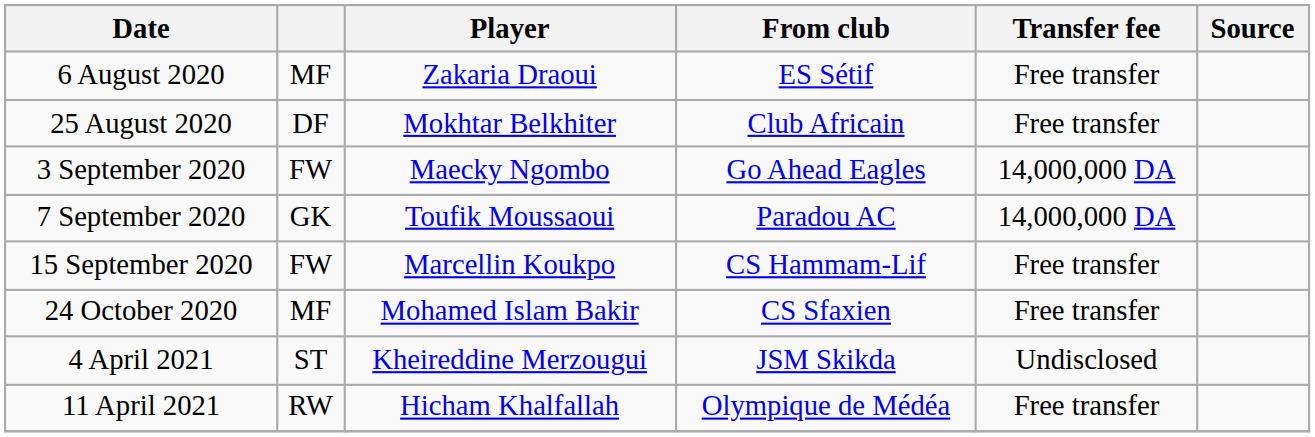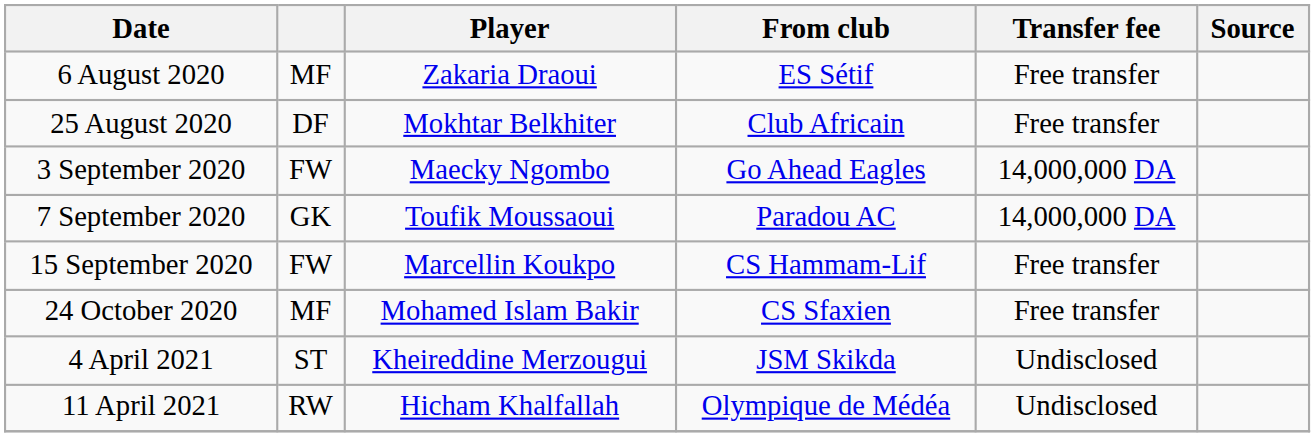(1087, 406) Free transfer -> (1087, 406) Undisclosed
